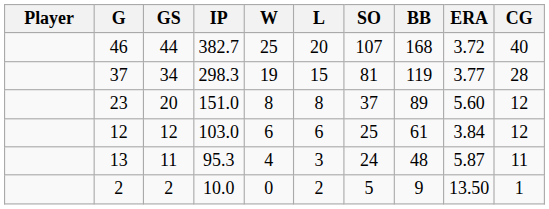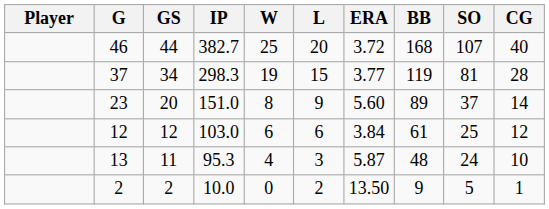columns swapped: (469, 18) <-> (369, 18)
(319, 103) 8 -> (319, 103) 9
(519, 103) 12 -> (519, 103) 14
(519, 160) 11 -> (519, 160) 10
